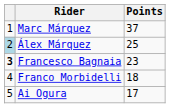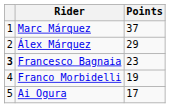(10, 46) lightblue background -> (10, 46) no background
(132, 46) 25 -> (132, 46) 29
(132, 78) 18 -> (132, 78) 19
